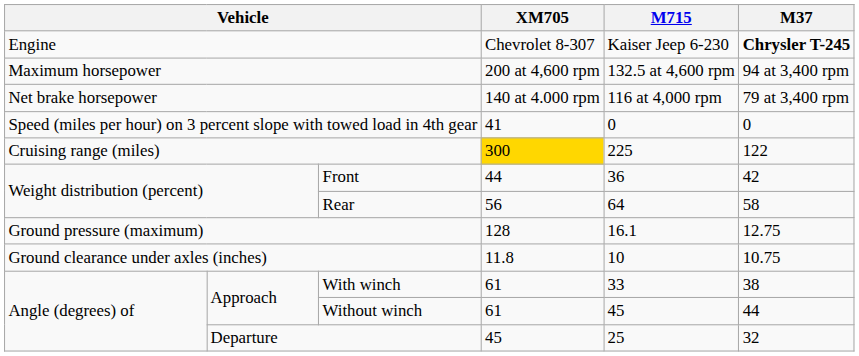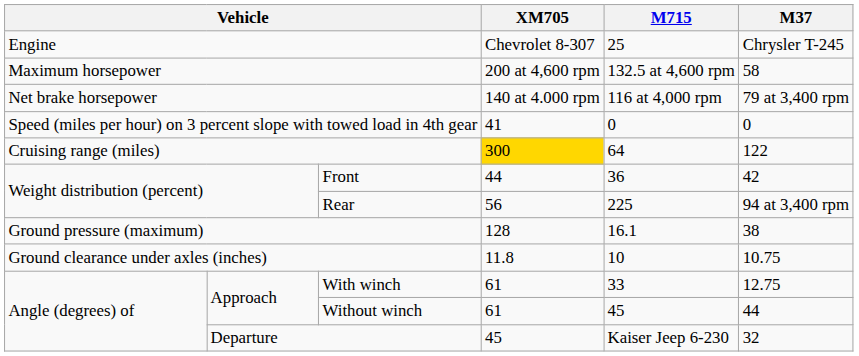(668, 44) Kaiser Jeep 6-230 -> (616, 44) 25
(796, 44) bold -> (793, 44) normal
(796, 71) 94 at 3,400 rpm -> (751, 71) 58
(620, 151) 225 -> (616, 151) 64
(616, 204) 64 -> (620, 204) 225
(751, 204) 58 -> (796, 204) 94 at 3,400 rpm
(762, 230) 12.75 -> (751, 230) 38
(751, 284) 38 -> (762, 284) 12.75
(616, 337) 25 -> (668, 337) Kaiser Jeep 6-230
